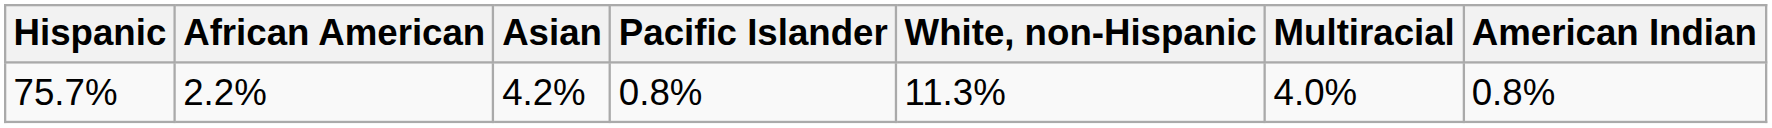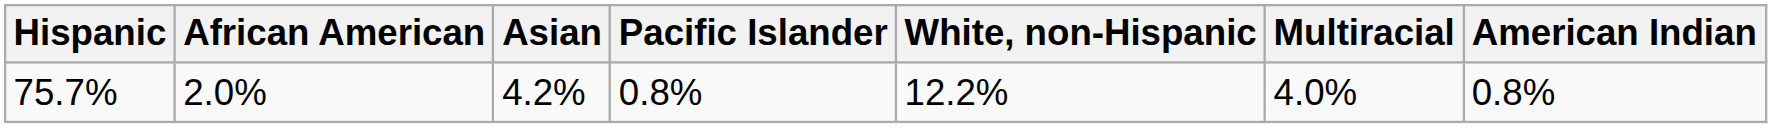(225, 91) 2.2% -> (225, 91) 2.0%
(955, 91) 11.3% -> (956, 91) 12.2%
